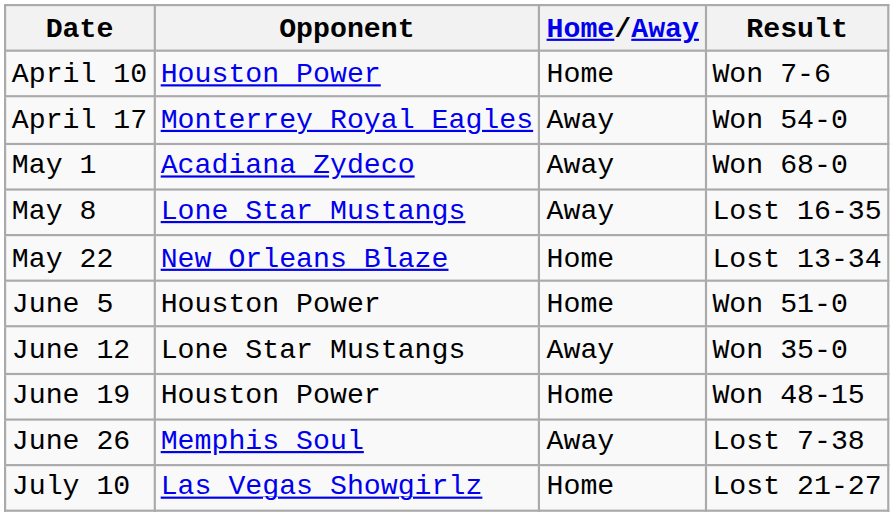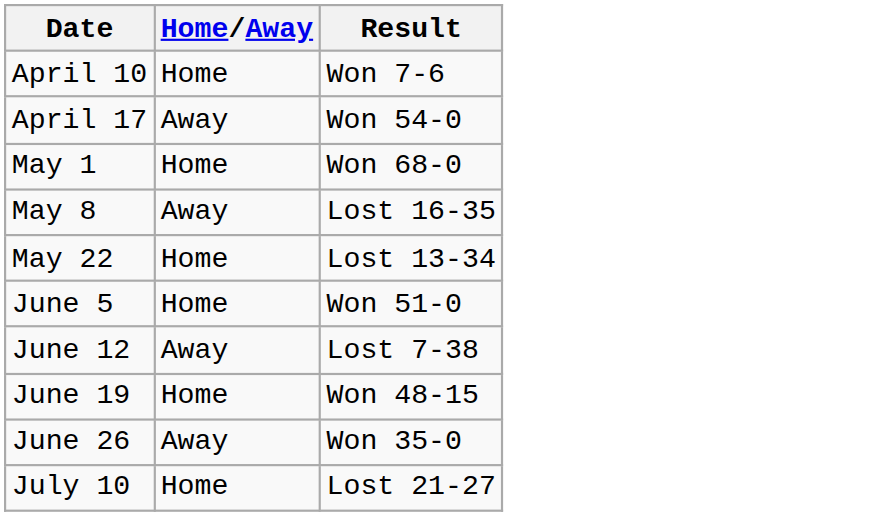- column: (347, 28)
(580, 166) Away -> (195, 166) Home
(780, 350) Won 35-0 -> (403, 350) Lost 7-38
(789, 442) Lost 7-38 -> (394, 442) Won 35-0
